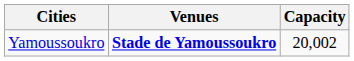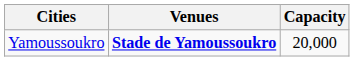(315, 42) 20,002 -> (315, 42) 20,000
